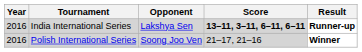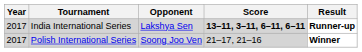(17, 26) 2016 -> (17, 26) 2017
(17, 41) 2016 -> (17, 41) 2017
